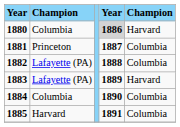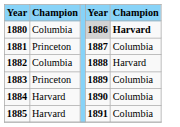(144, 29) normal -> (132, 29) bold
(62, 62) Lafayette (PA) -> (52, 62) Columbia
(147, 62) Columbia -> (129, 62) Harvard
(62, 79) Lafayette (PA) -> (52, 79) Princeton
(144, 79) Harvard -> (133, 79) Columbia
(52, 96) Columbia -> (49, 96) Harvard
